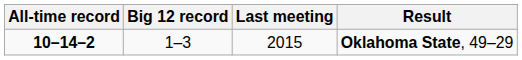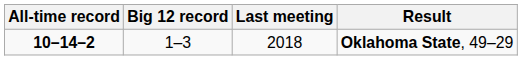(285, 42) 2015 -> (285, 42) 2018
